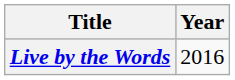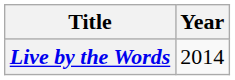(202, 56) 2016 -> (202, 56) 2014
